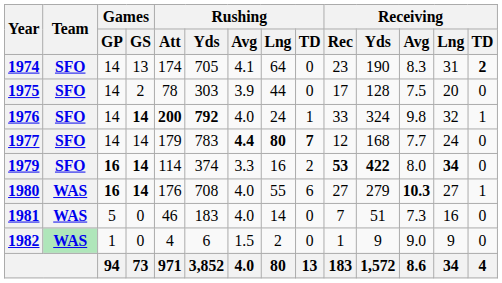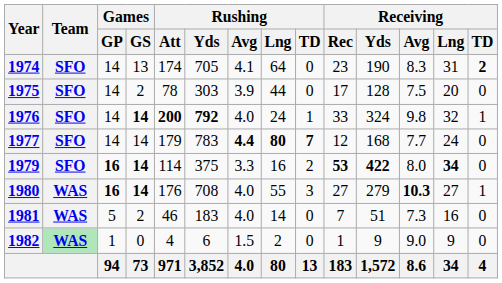(206, 166) 374 -> (206, 166) 375
(310, 191) 6 -> (310, 191) 3
(140, 215) 0 -> (140, 215) 2
